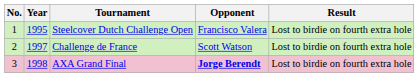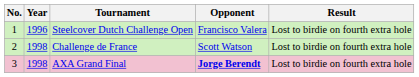(37, 30) 1995 -> (37, 30) 1996
(37, 47) 1997 -> (37, 47) 1998
